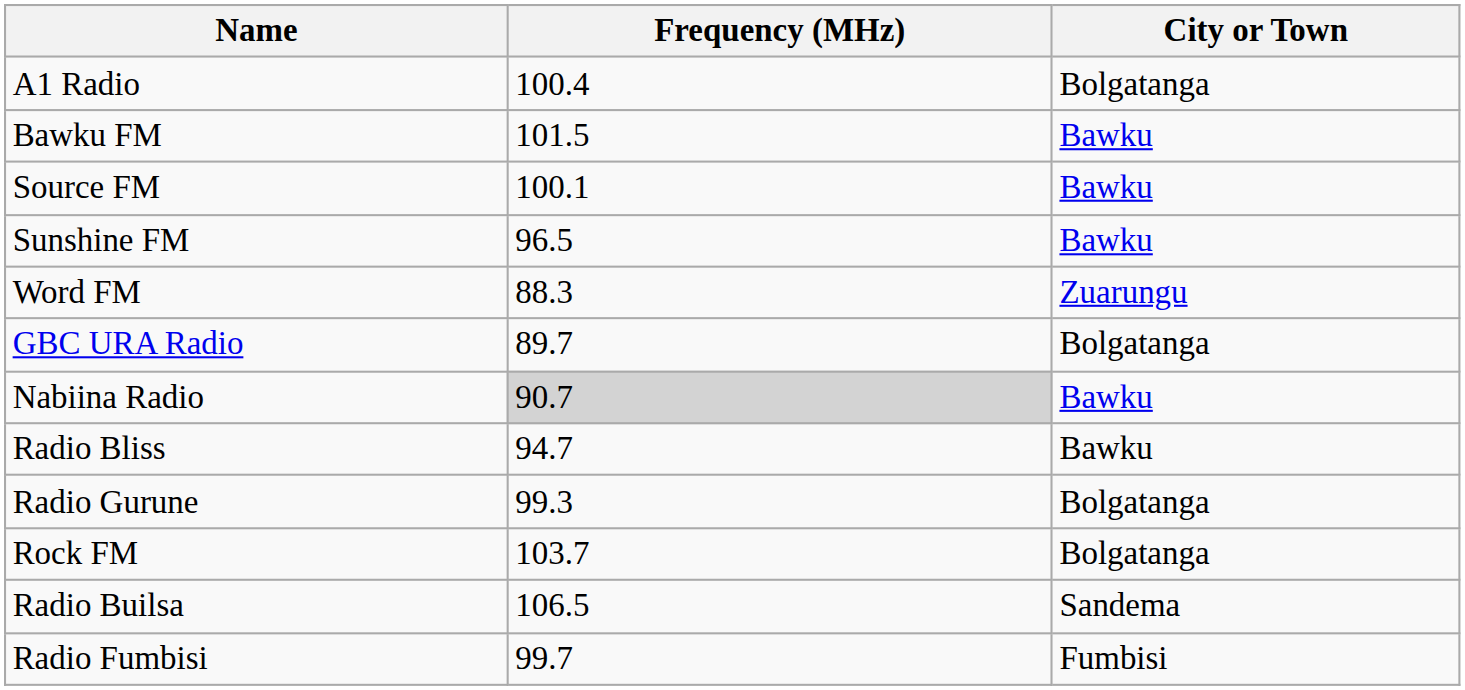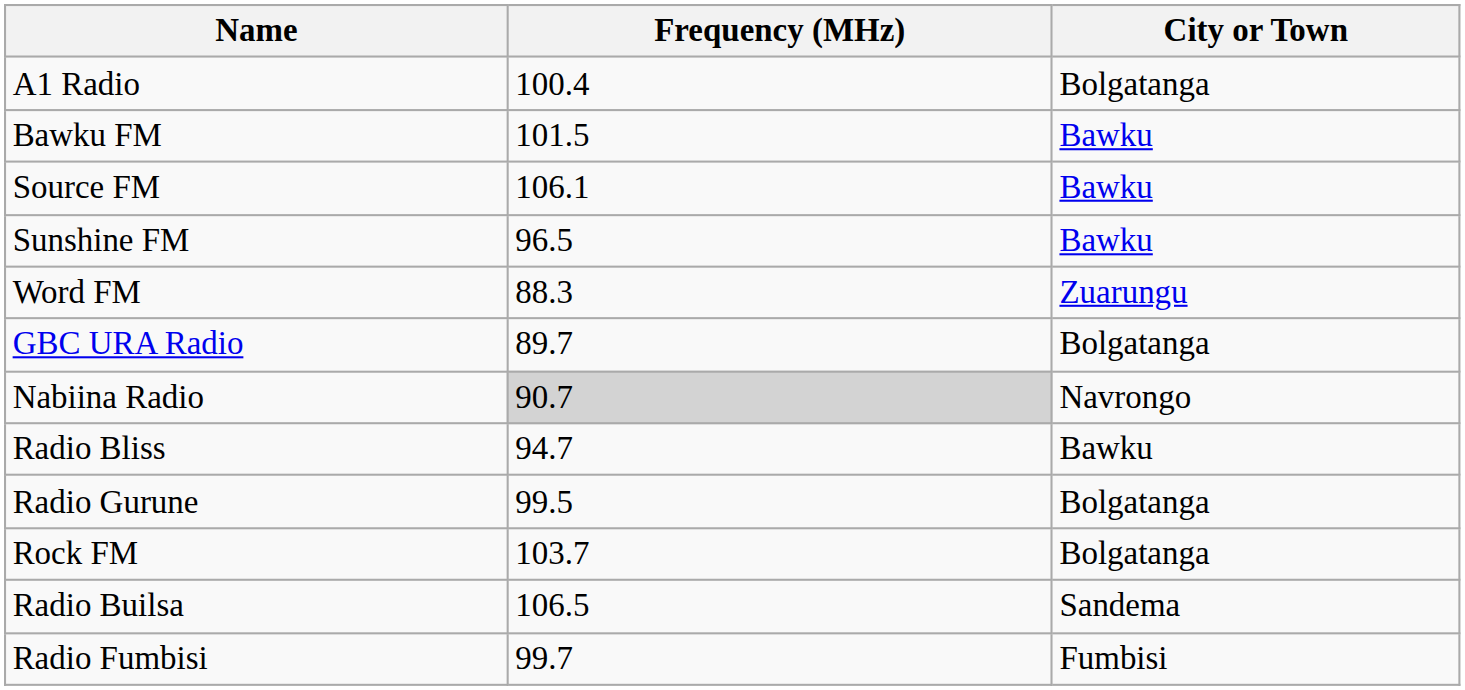(552, 187) 100.1 -> (552, 187) 106.1
(1106, 396) Bawku -> (1125, 396) Navrongo
(544, 501) 99.3 -> (544, 501) 99.5
